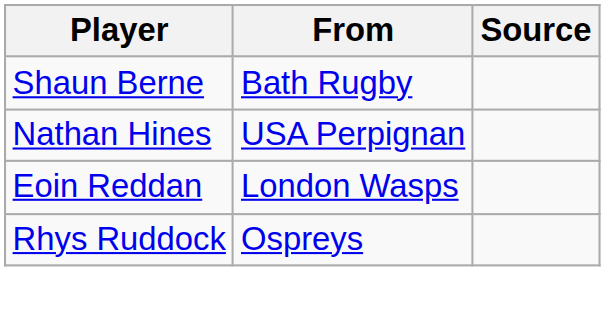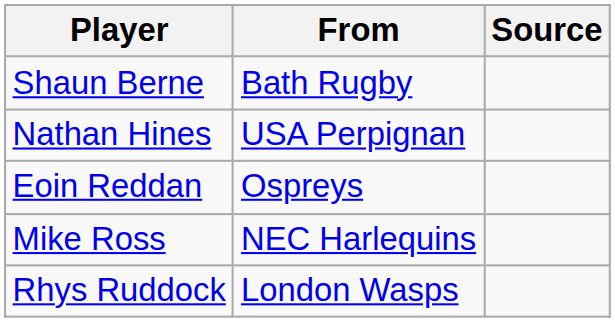(350, 186) London Wasps -> (302, 186) Ospreys
+ row: (89, 238)
(302, 238) Ospreys -> (350, 290) London Wasps
